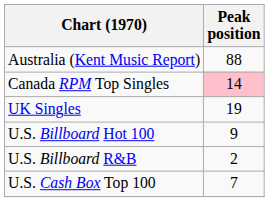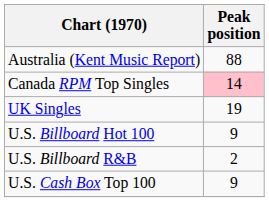(234, 183) 7 -> (234, 183) 9
